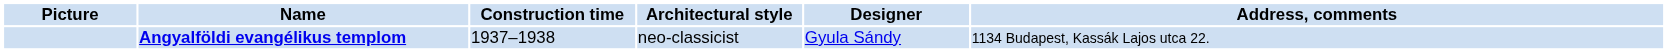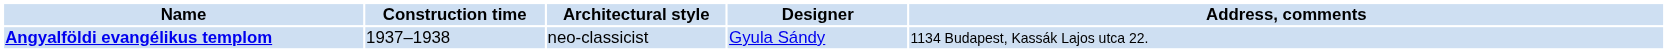- column: (70, 14)
